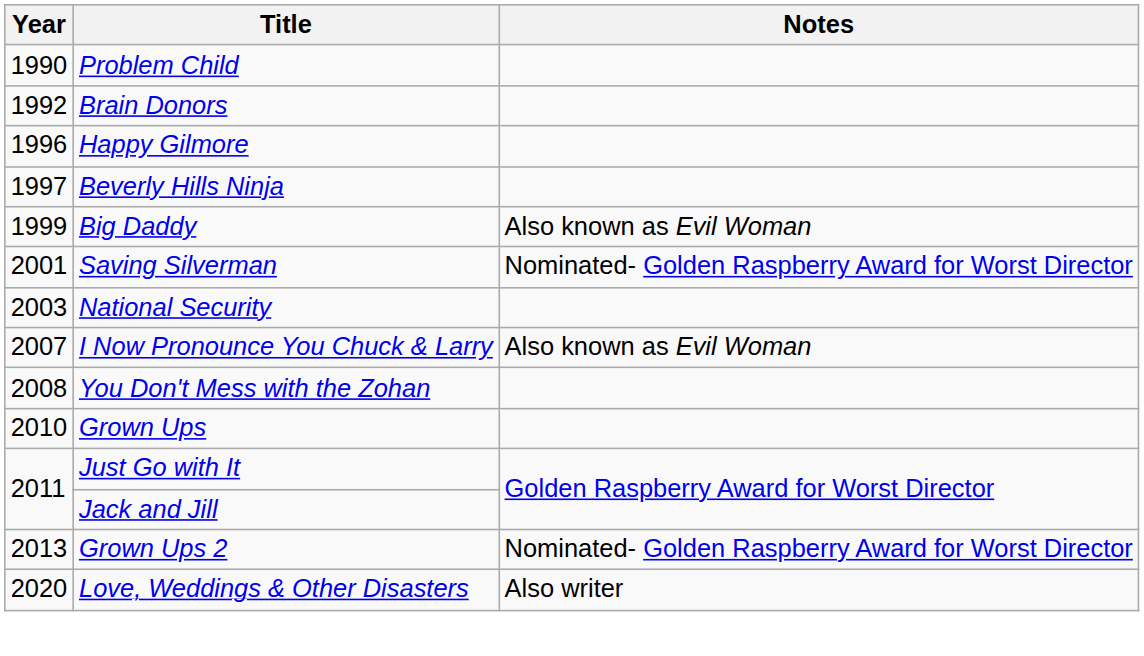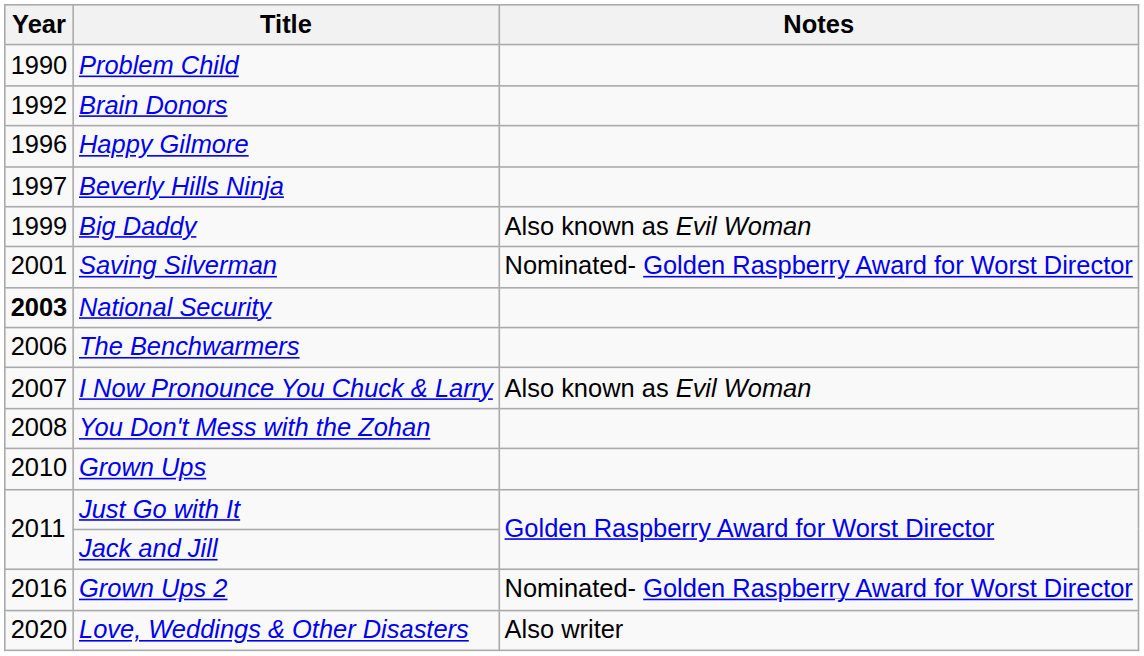(39, 307) normal -> (39, 307) bold
+ row: (189, 347)
(39, 549) 2013 -> (39, 589) 2016
